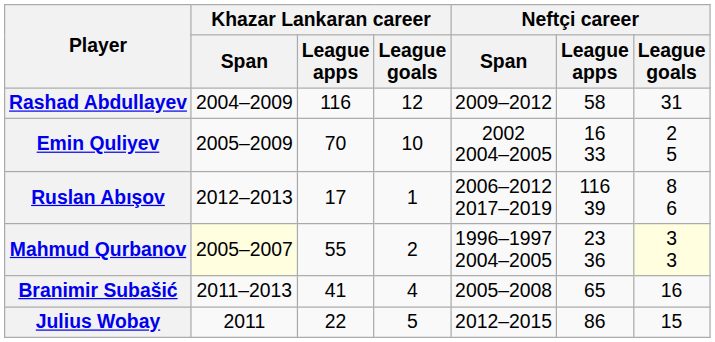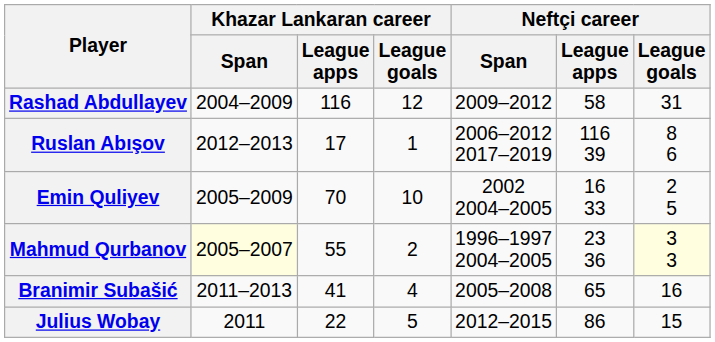rows swapped: (98, 197) <-> (98, 144)
